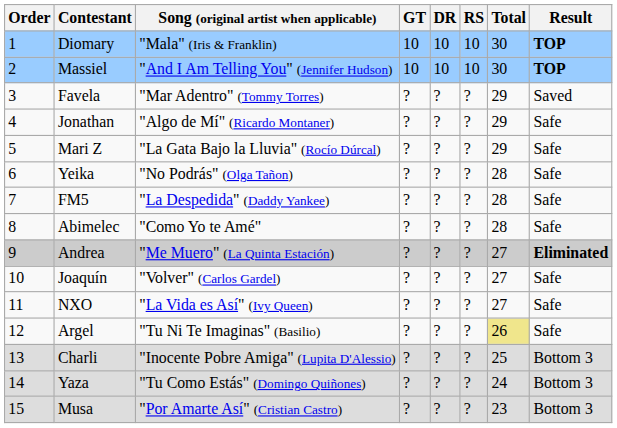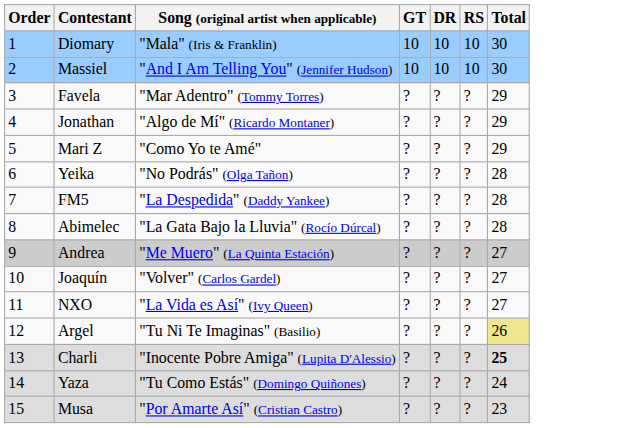- column: (571, 17)
(260, 148) "La Gata Bajo la Lluvia" (Rocío Dúrcal) -> (200, 148) "Como Yo te Amé"
(200, 226) "Como Yo te Amé" -> (260, 226) "La Gata Bajo la Lluvia" (Rocío Dúrcal)
(499, 357) normal -> (499, 357) bold
